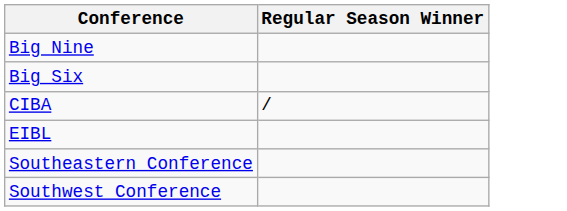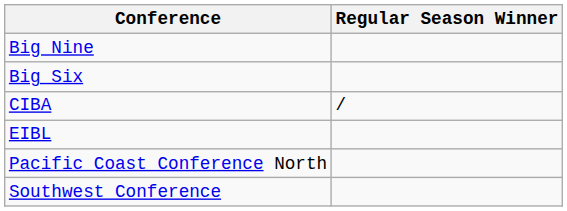+ row: (168, 163)
- row: (131, 163)
